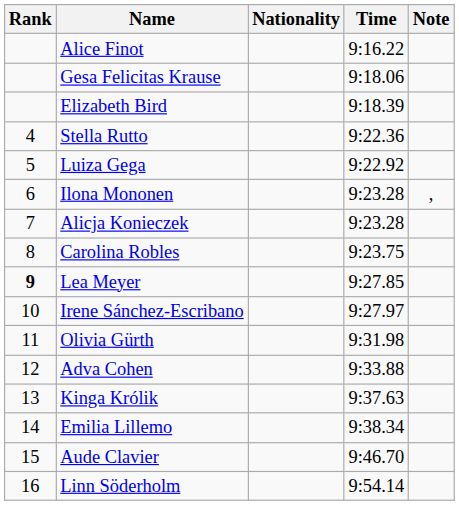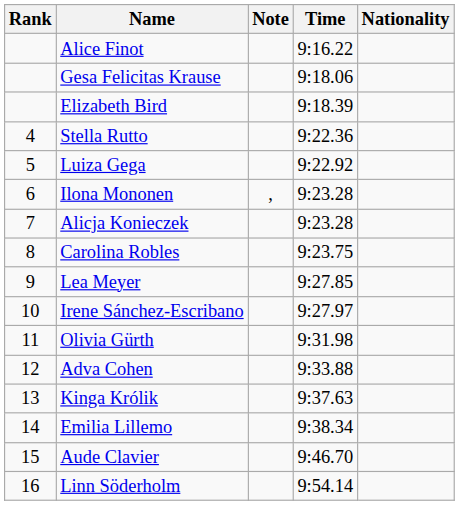columns swapped: (296, 19) <-> (431, 19)
(30, 281) bold -> (30, 281) normal
